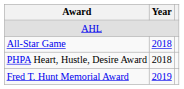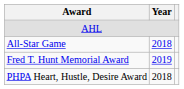rows swapped: (68, 76) <-> (77, 60)
